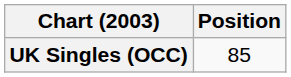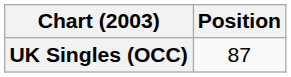(239, 54) 85 -> (239, 54) 87
